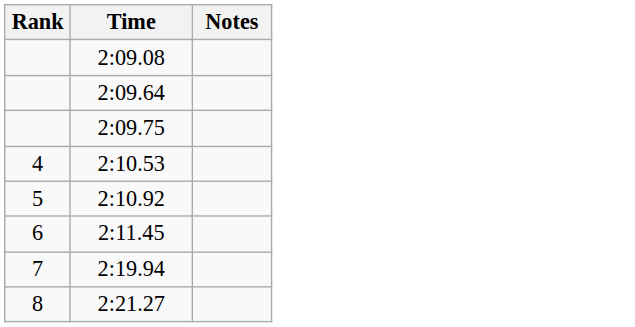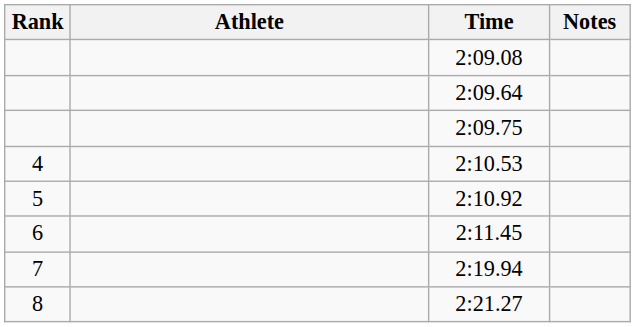+ column: (249, 22)
